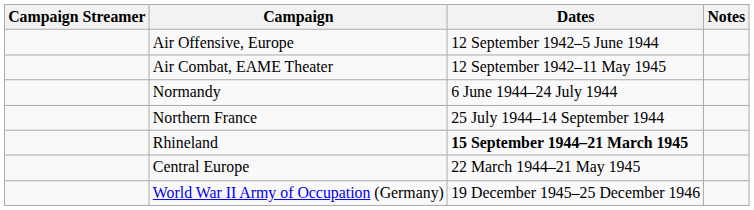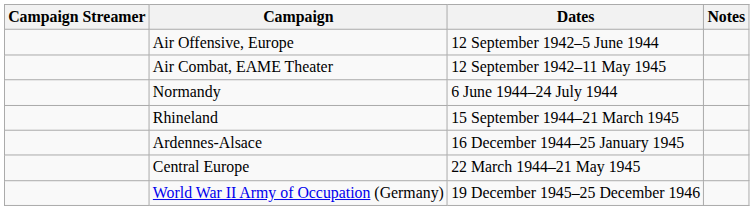- row: (205, 117)
(570, 142) bold -> (565, 117) normal
+ row: (207, 142)
